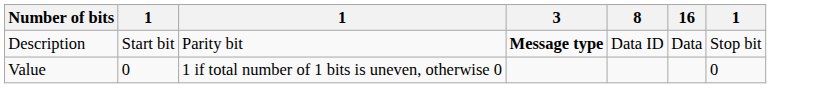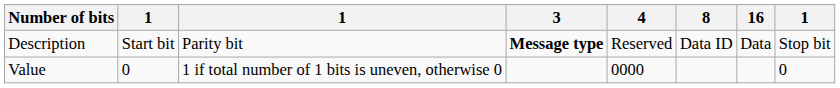+ column: (642, 17)
